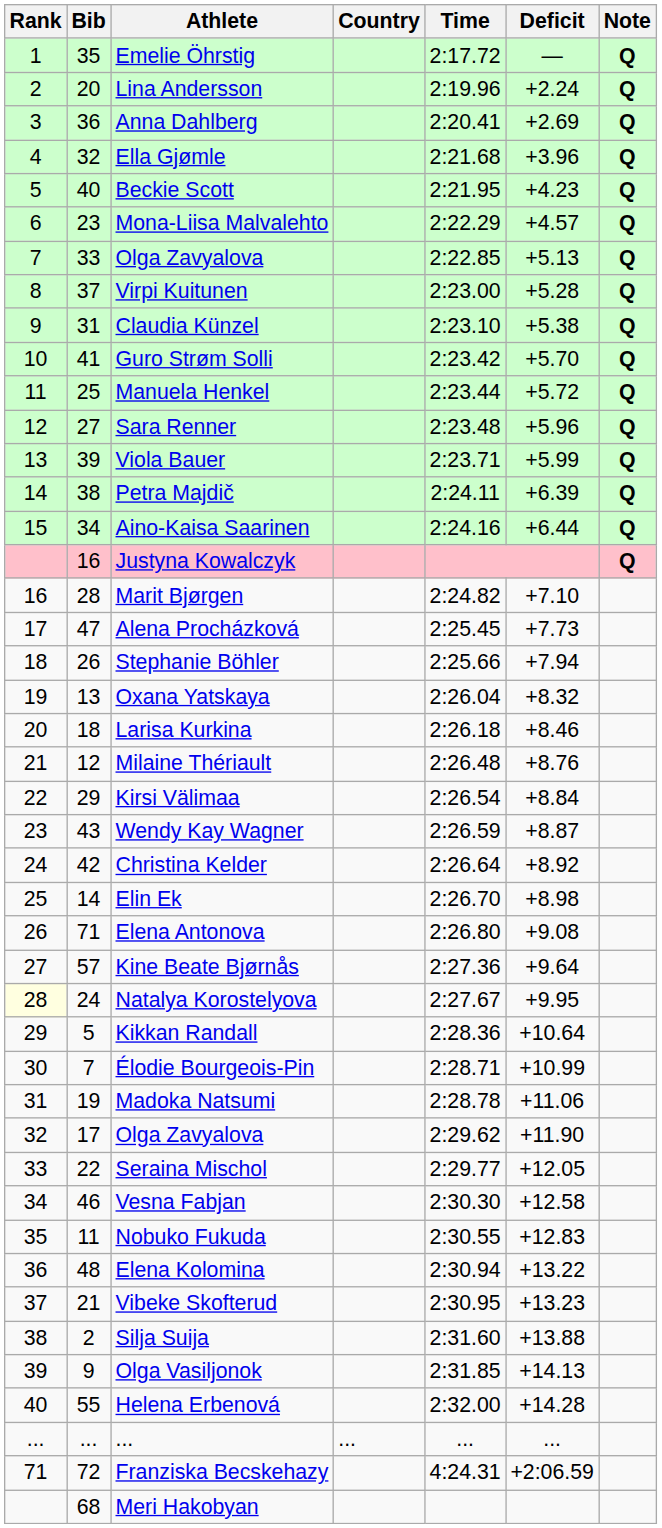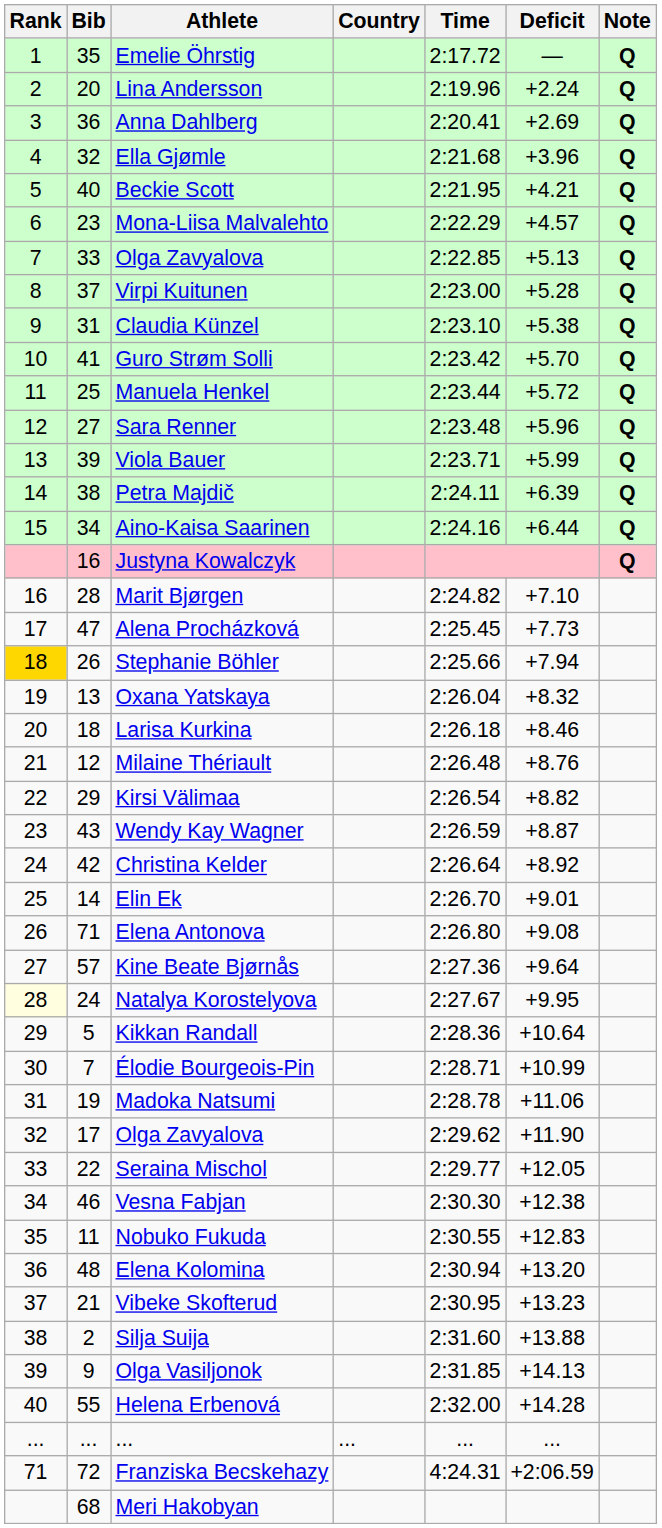(552, 190) +4.23 -> (552, 190) +4.21
(36, 662) no background -> (36, 662) gold background
(552, 797) +8.84 -> (552, 797) +8.82
(552, 898) +8.98 -> (552, 898) +9.01
(552, 1202) +12.58 -> (552, 1202) +12.38
(552, 1270) +13.22 -> (552, 1270) +13.20
